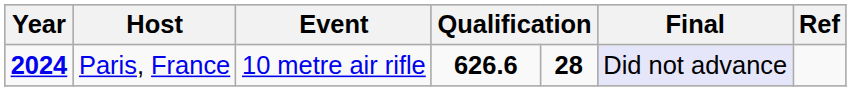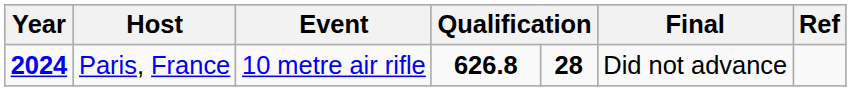(486, 65) 626.6 -> (486, 65) 626.8
(695, 65) lavender background -> (695, 65) no background
